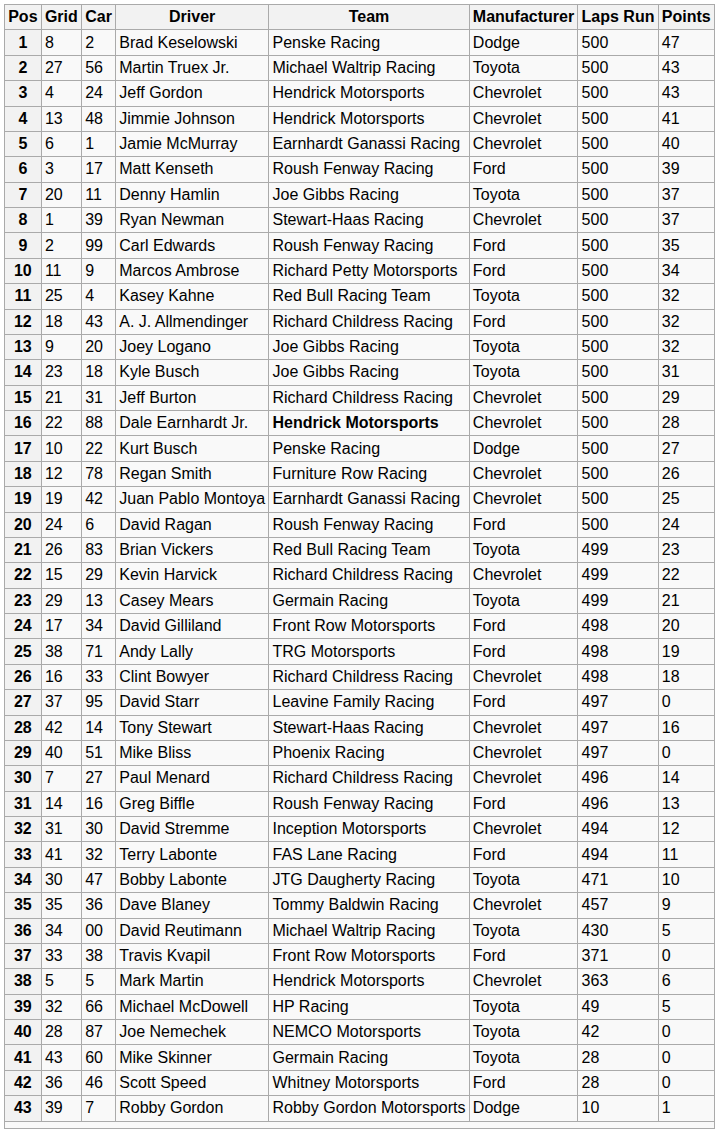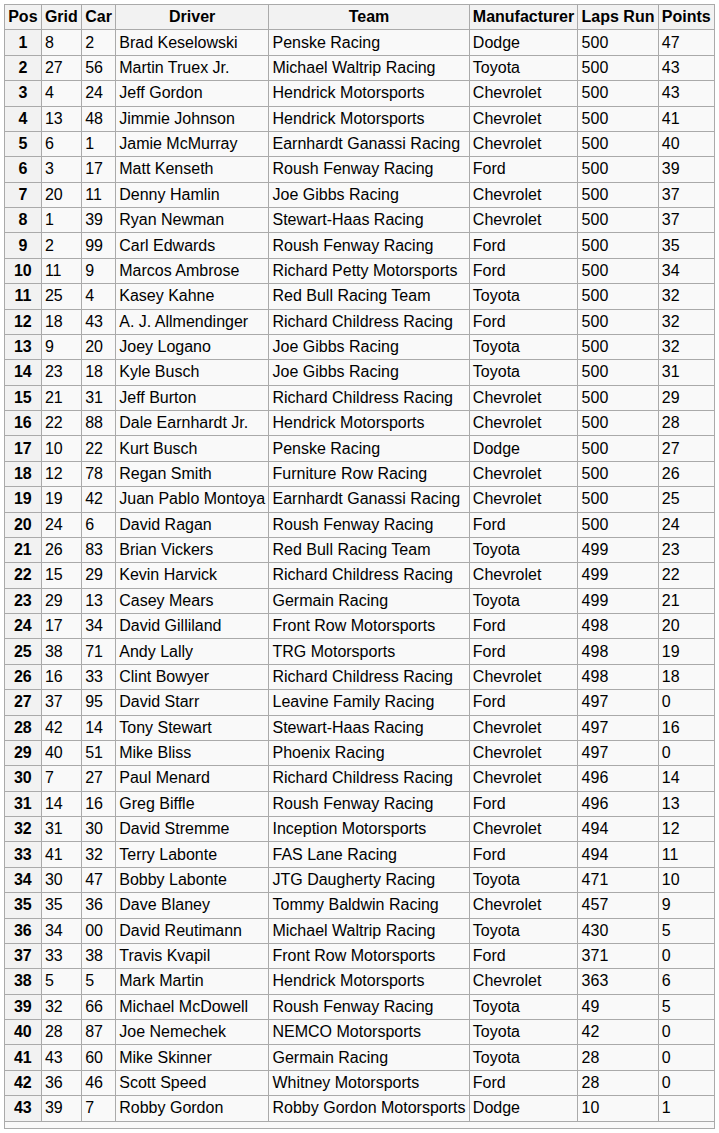(496, 194) Toyota -> (507, 194) Chevrolet
(356, 423) bold -> (349, 423) normal
(311, 1006) HP Racing -> (353, 1006) Roush Fenway Racing
